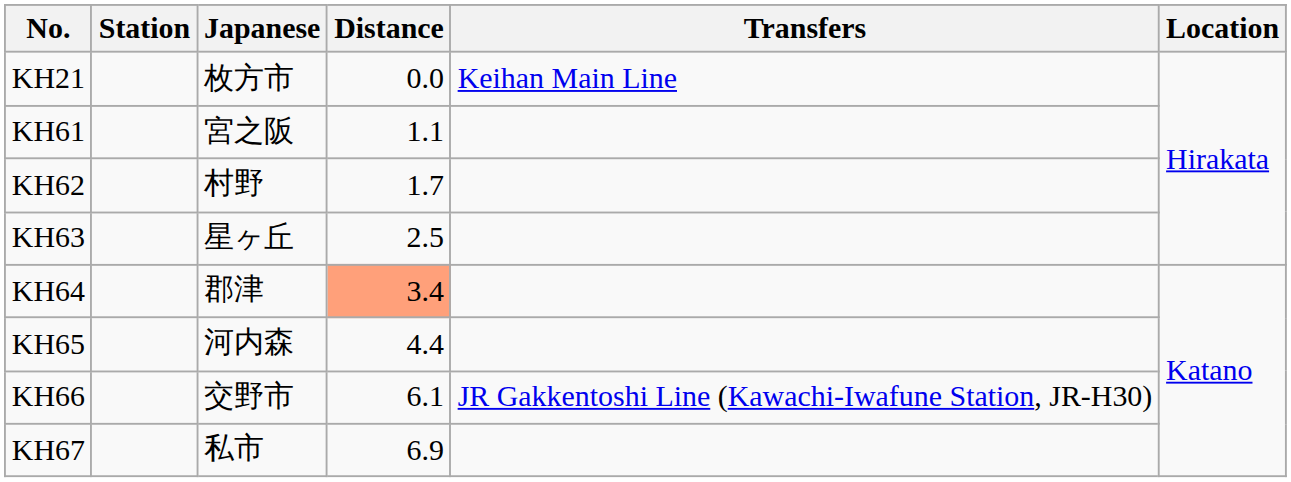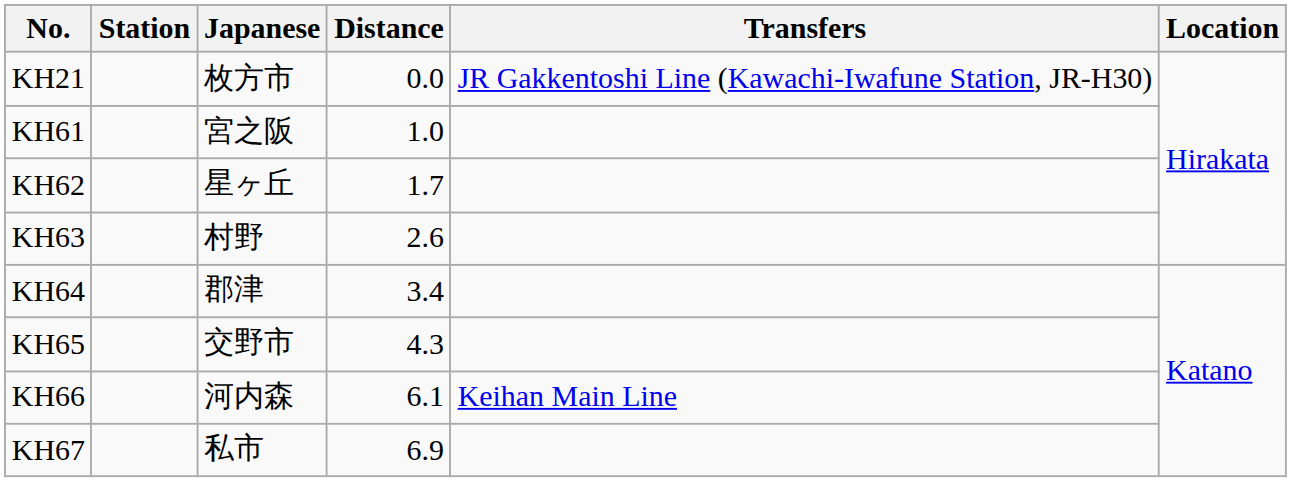(567, 78) Keihan Main Line -> (805, 78) JR Gakkentoshi Line (Kawachi-Iwafune Station, JR-H30)
(425, 131) 1.1 -> (425, 131) 1.0
(234, 183) 村野 -> (249, 183) 星ヶ丘
(249, 236) 星ヶ丘 -> (234, 236) 村野
(425, 237) 2.5 -> (425, 237) 2.6
(425, 290) lightsalmon background -> (425, 290) no background
(249, 342) 河内森 -> (249, 342) 交野市
(425, 343) 4.4 -> (425, 343) 4.3
(249, 395) 交野市 -> (249, 395) 河内森
(805, 396) JR Gakkentoshi Line (Kawachi-Iwafune Station, JR-H30) -> (567, 396) Keihan Main Line
